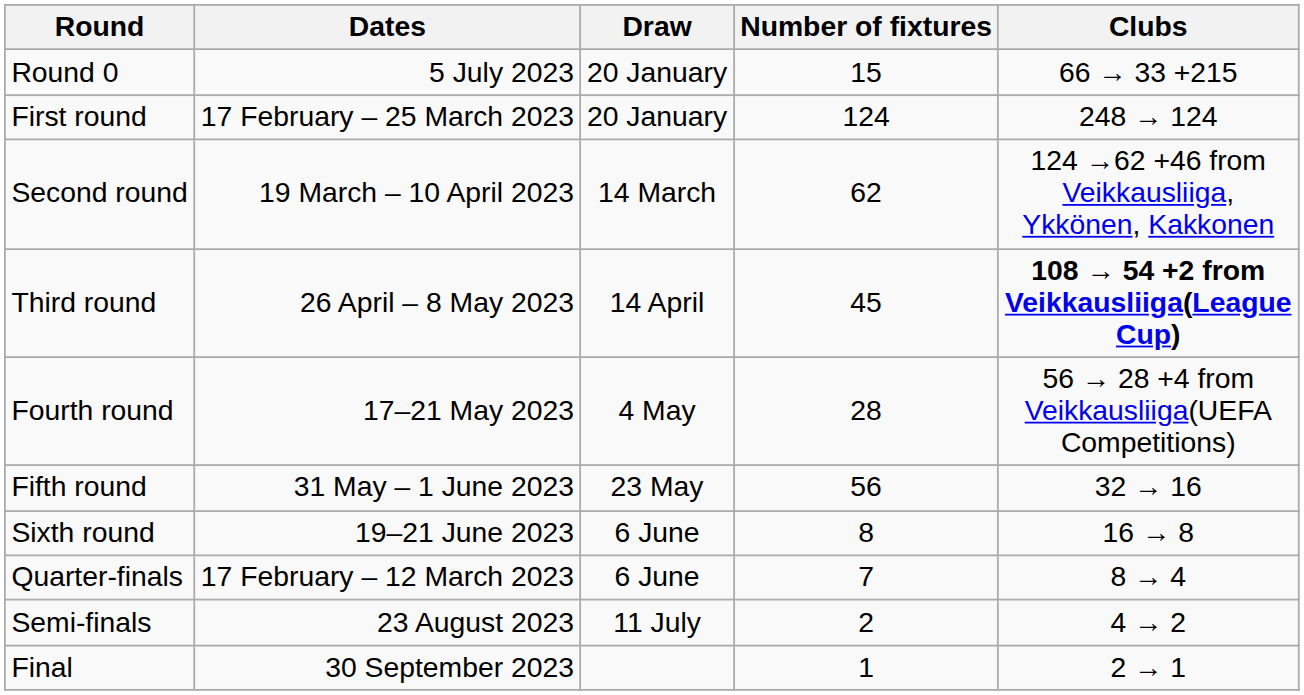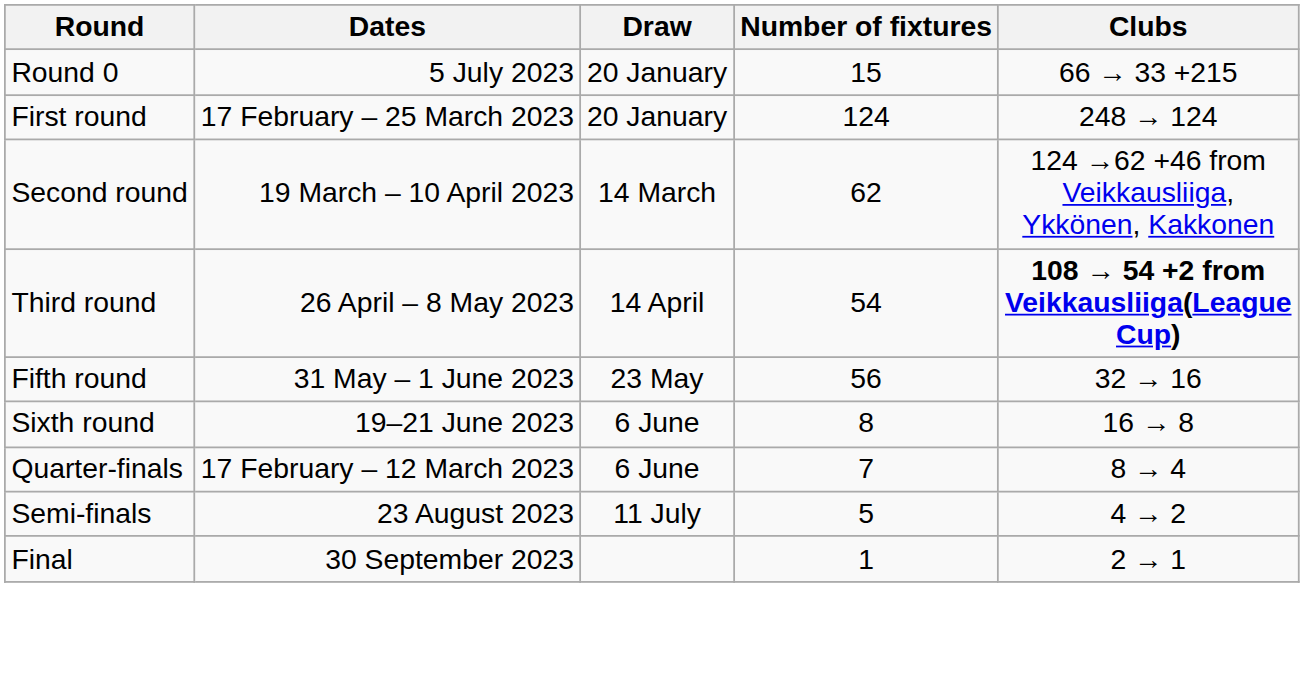(866, 302) 45 -> (866, 302) 54
- row: (92, 410)
(866, 622) 2 -> (866, 513) 5
